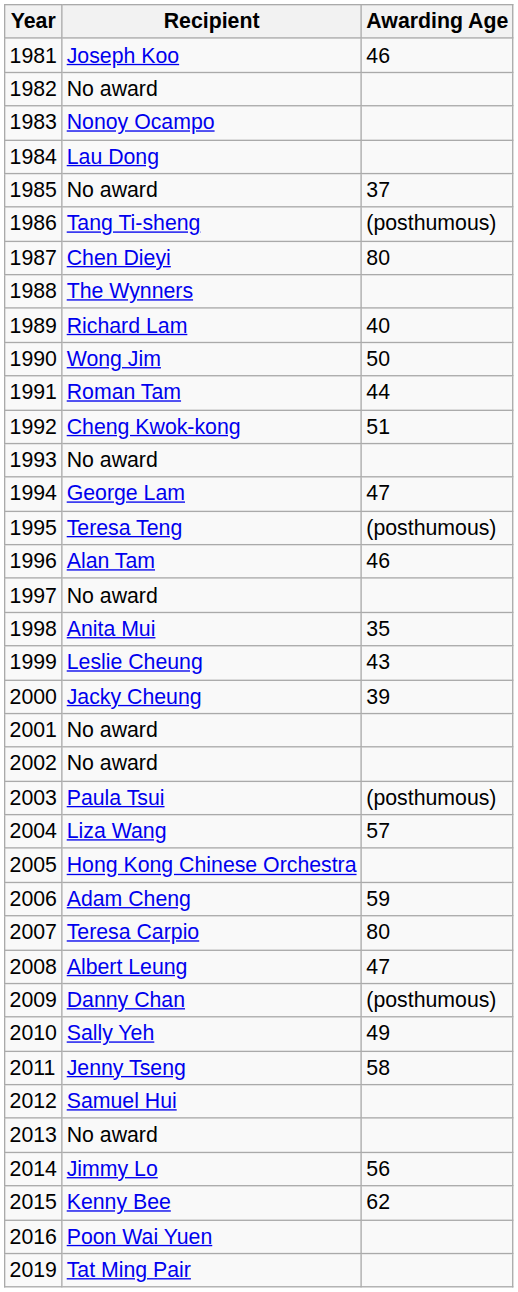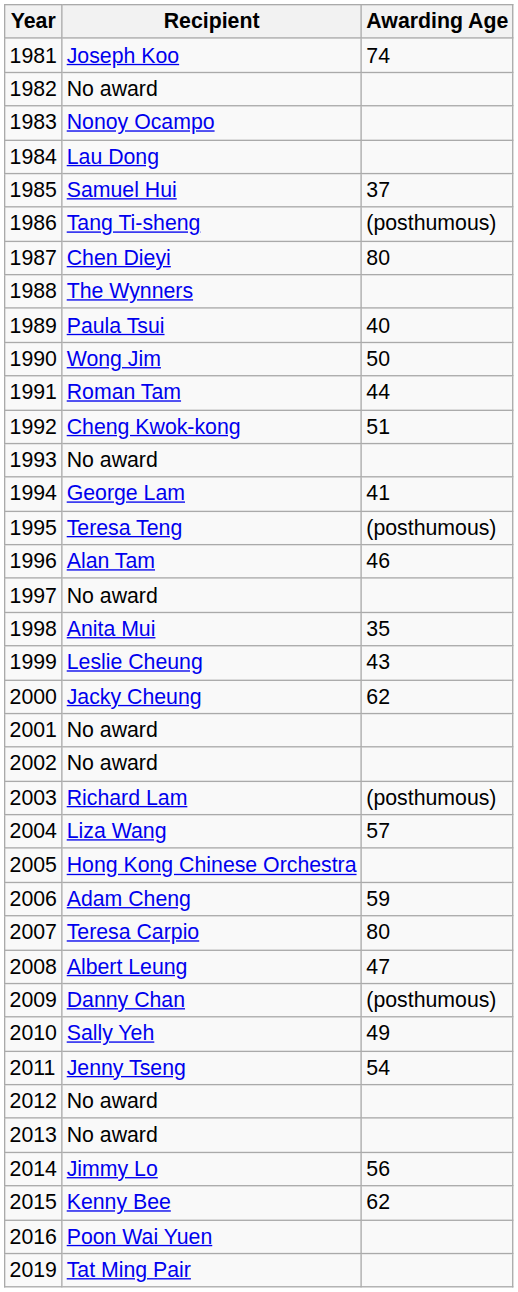(378, 55) 46 -> (378, 55) 74
(112, 190) No award -> (122, 190) Samuel Hui
(127, 325) Richard Lam -> (116, 325) Paula Tsui
(378, 493) 47 -> (378, 493) 41
(378, 696) 39 -> (378, 696) 62
(116, 797) Paula Tsui -> (127, 797) Richard Lam
(378, 1067) 58 -> (378, 1067) 54
(122, 1101) Samuel Hui -> (112, 1101) No award
